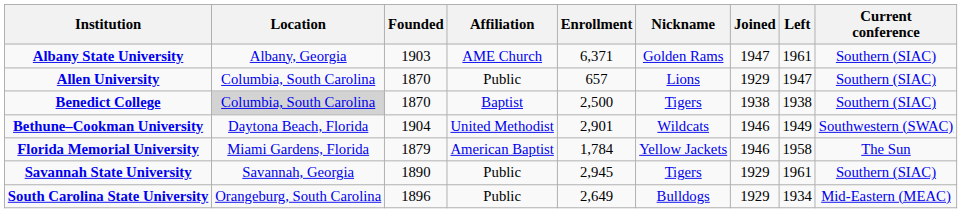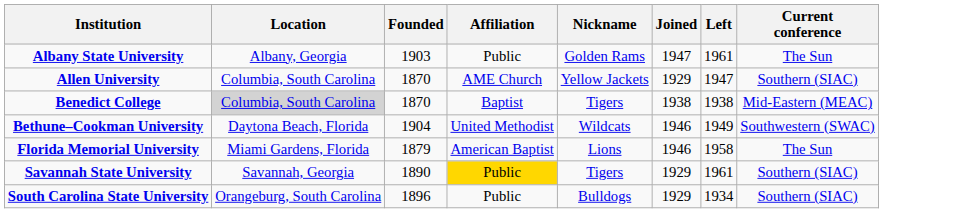- column: (597, 24)
(502, 56) AME Church -> (502, 56) Public
(886, 56) Southern (SIAC) -> (808, 56) The Sun
(502, 79) Public -> (502, 79) AME Church
(683, 79) Lions -> (605, 79) Yellow Jackets
(886, 102) Southern (SIAC) -> (807, 102) Mid-Eastern (MEAC)
(683, 149) Yellow Jackets -> (605, 149) Lions
(502, 172) no background -> (502, 172) gold background
(886, 196) Mid-Eastern (MEAC) -> (807, 196) Southern (SIAC)
